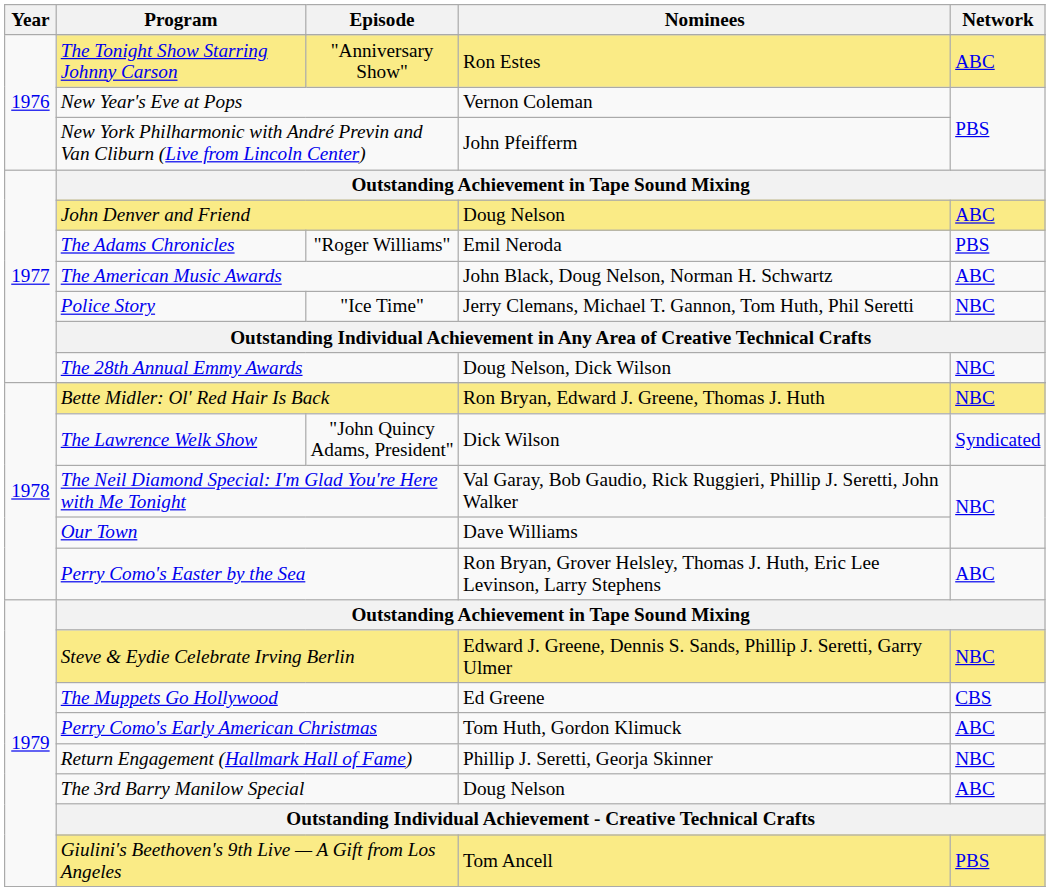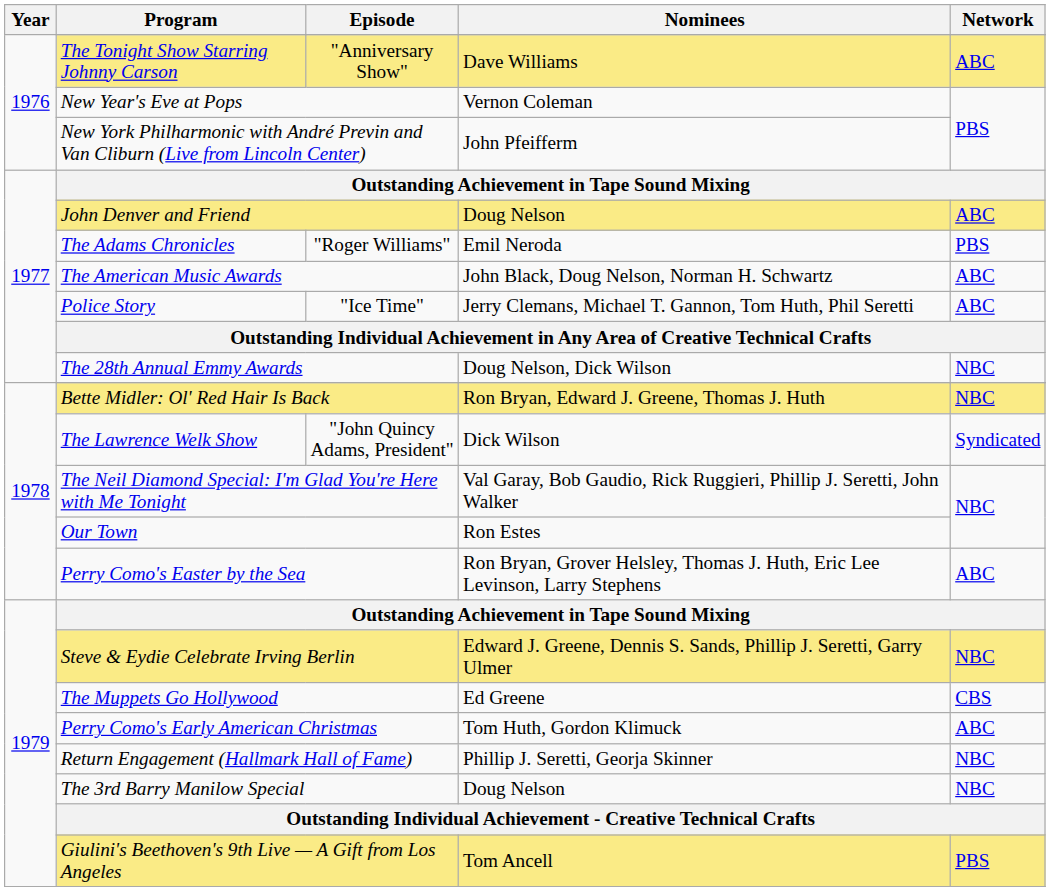(502, 60) Ron Estes -> (520, 60) Dave Williams
(975, 306) NBC -> (975, 306) ABC
(520, 532) Dave Williams -> (502, 532) Ron Estes
(975, 788) ABC -> (975, 788) NBC
